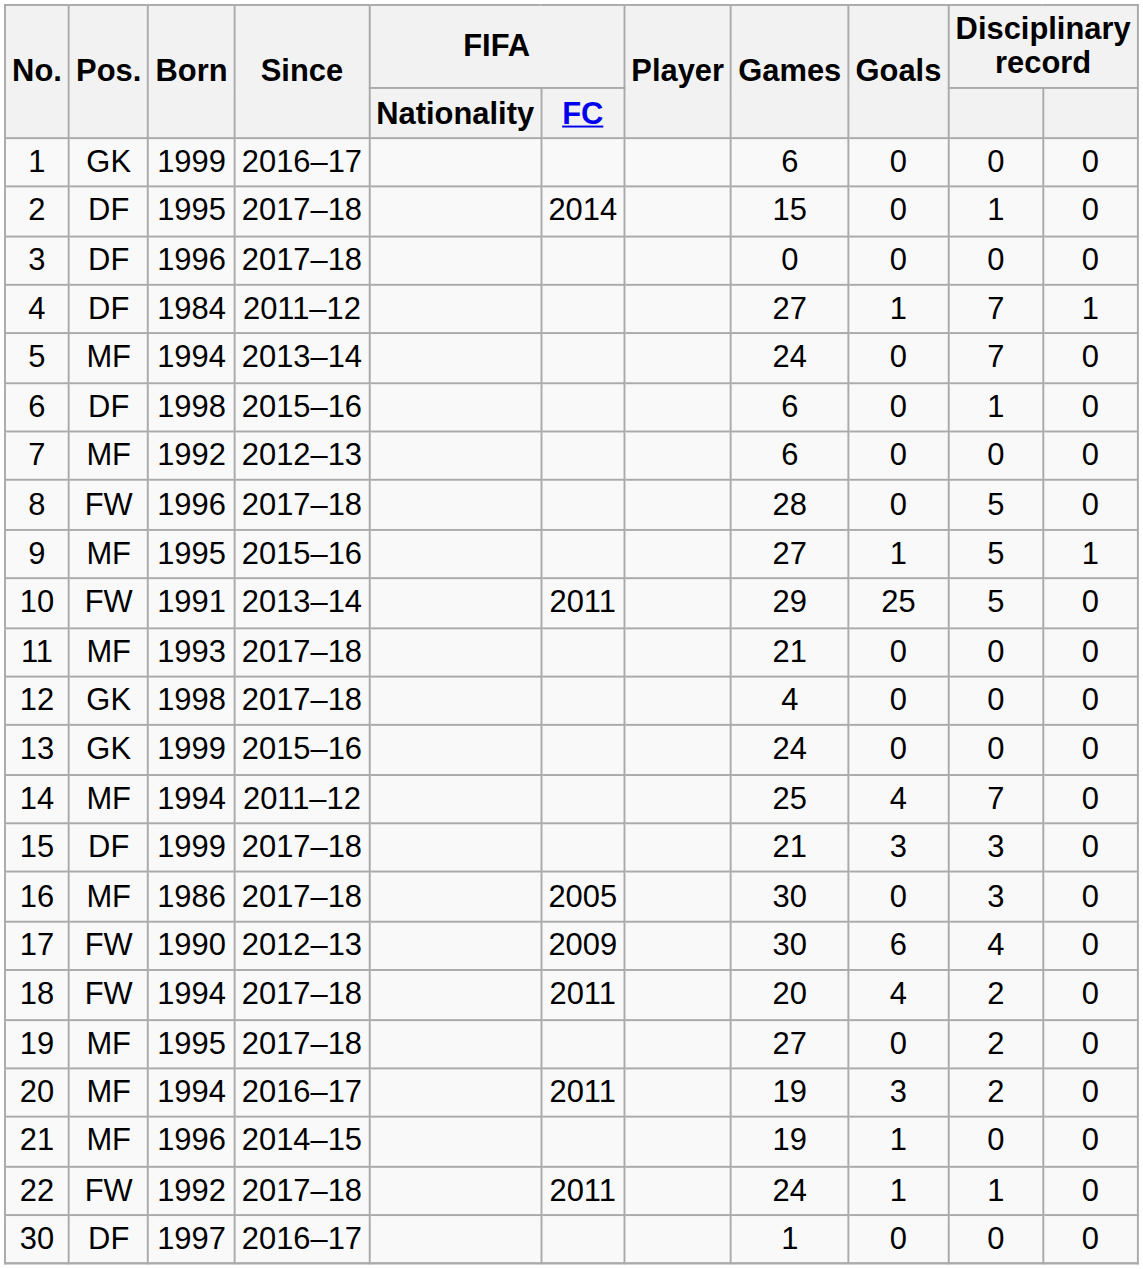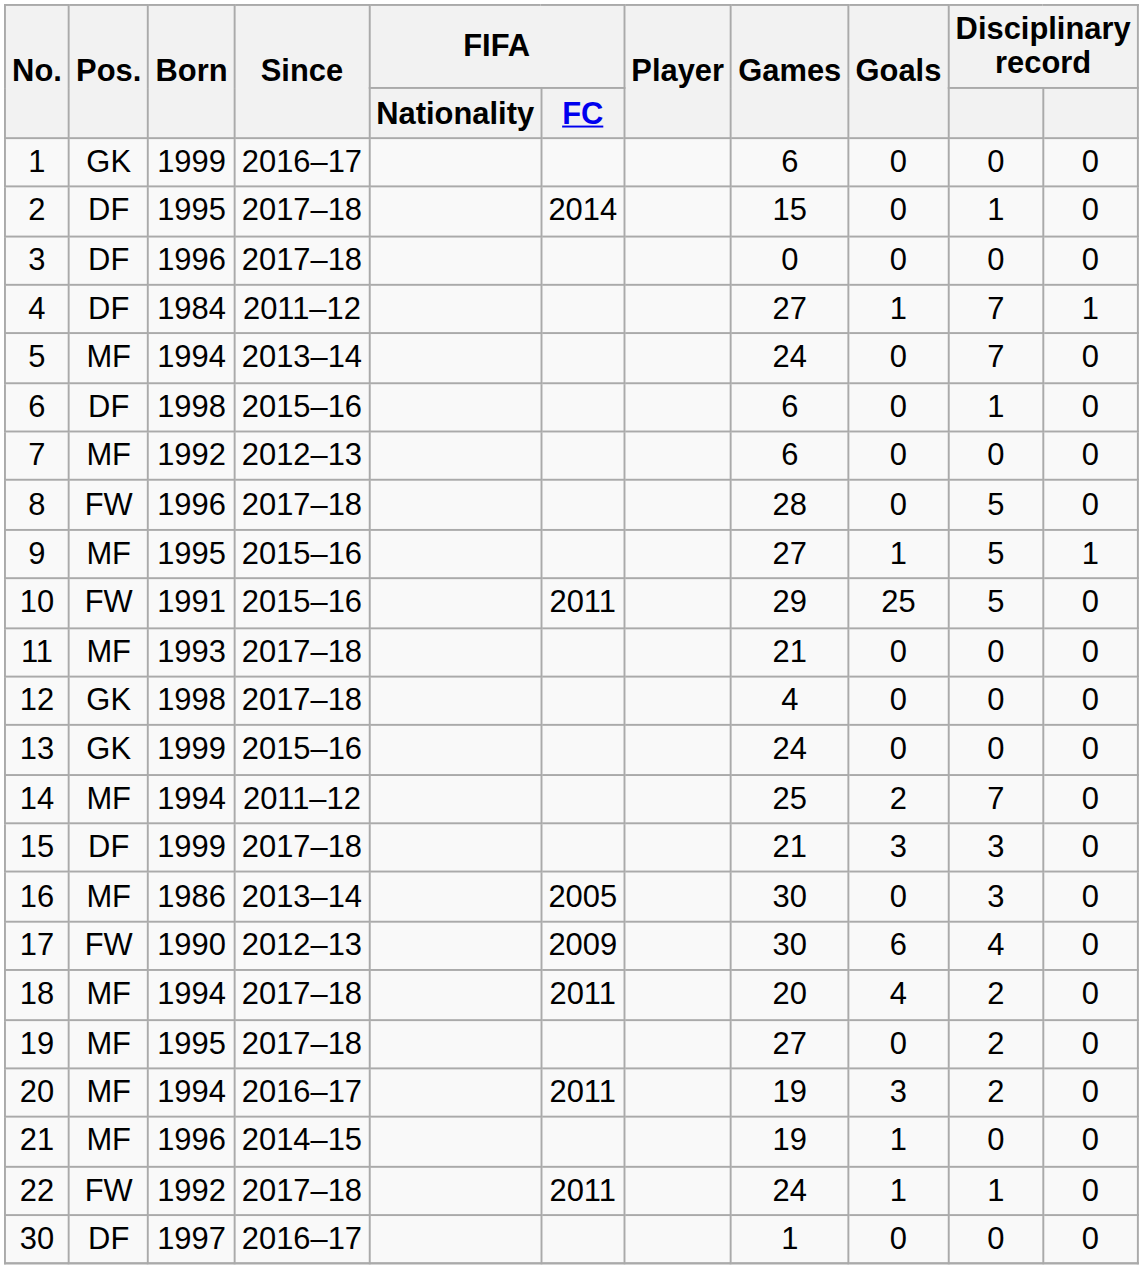(302, 602) 2013–14 -> (302, 602) 2015–16
(898, 798) 4 -> (898, 798) 2
(302, 896) 2017–18 -> (302, 896) 2013–14
(109, 994) FW -> (109, 994) MF
